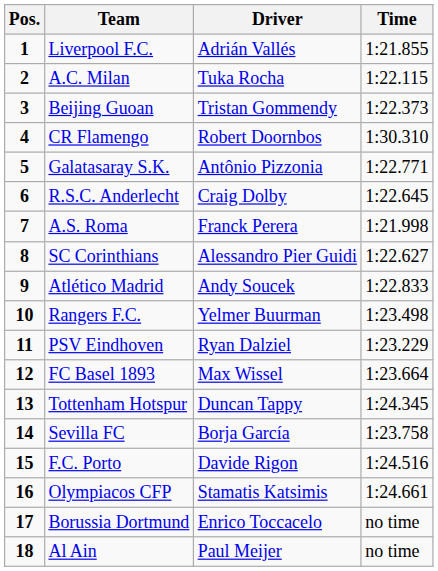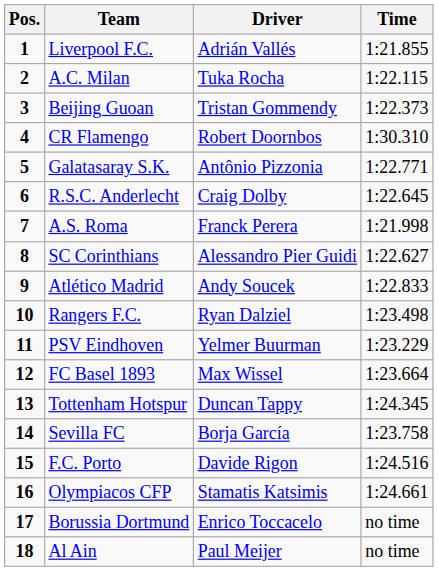(259, 315) Yelmer Buurman -> (244, 315) Ryan Dalziel
(244, 344) Ryan Dalziel -> (259, 344) Yelmer Buurman
